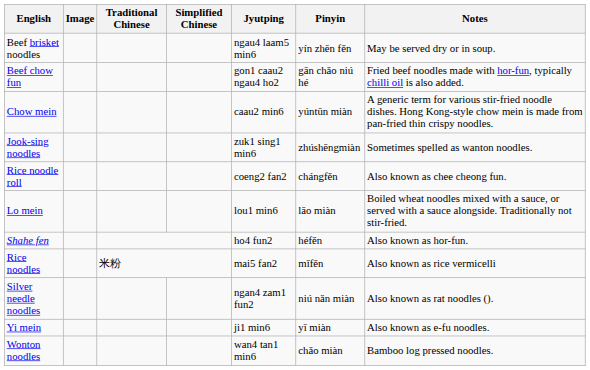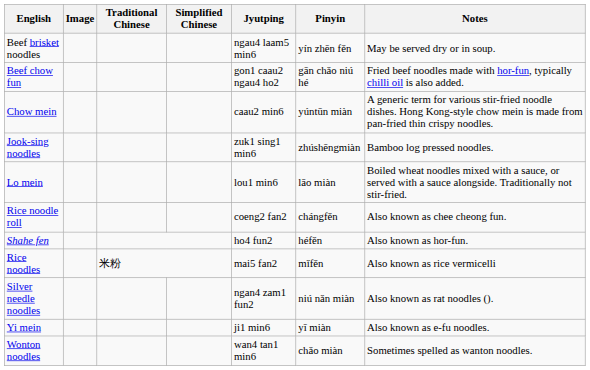(450, 147) Sometimes spelled as wanton noodles. -> (430, 147) Bamboo log pressed noodles.
rows swapped: (25, 211) <-> (33, 176)
(430, 350) Bamboo log pressed noodles. -> (450, 350) Sometimes spelled as wanton noodles.
